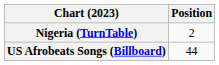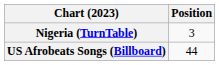(192, 32) 2 -> (192, 32) 3
